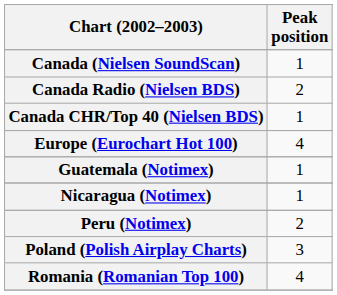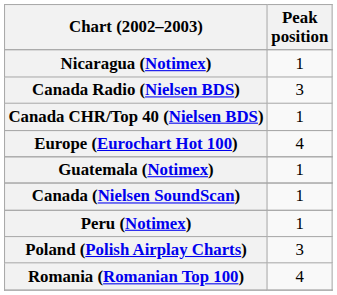rows swapped: (136, 63) <-> (136, 196)
(300, 90) 2 -> (300, 90) 3
(300, 223) 2 -> (300, 223) 1
